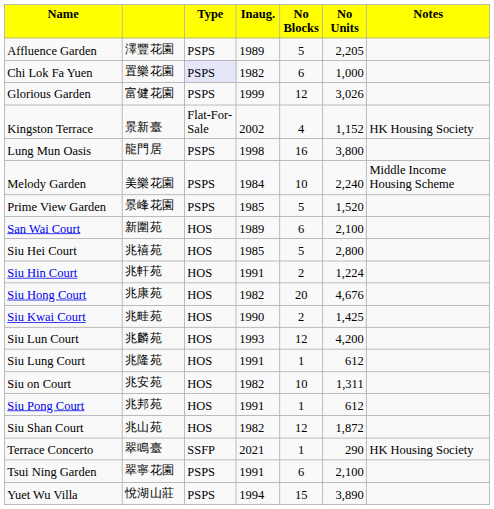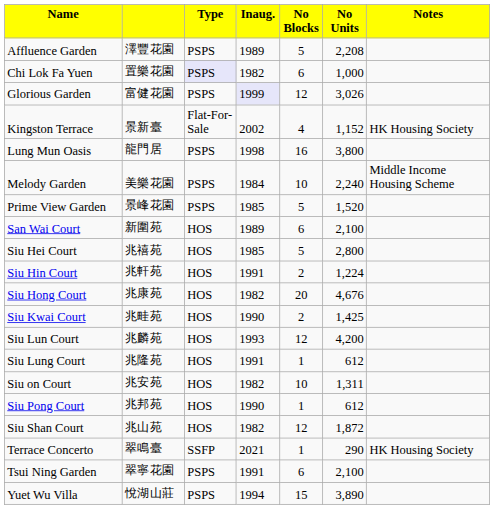(350, 50) 2,205 -> (350, 50) 2,208
(252, 94) no background -> (252, 94) lavender background
(252, 405) 1991 -> (252, 405) 1990
